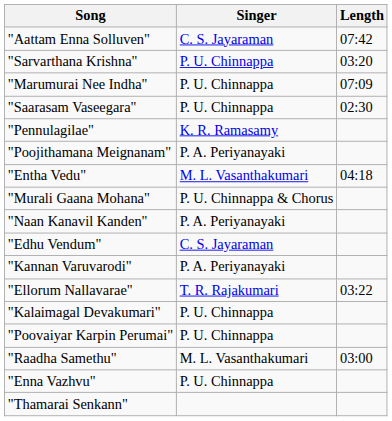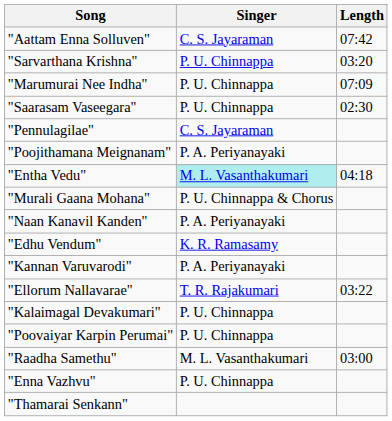(229, 130) K. R. Ramasamy -> (227, 130) C. S. Jayaraman
(244, 175) no background -> (244, 175) paleturquoise background
(227, 244) C. S. Jayaraman -> (229, 244) K. R. Ramasamy
